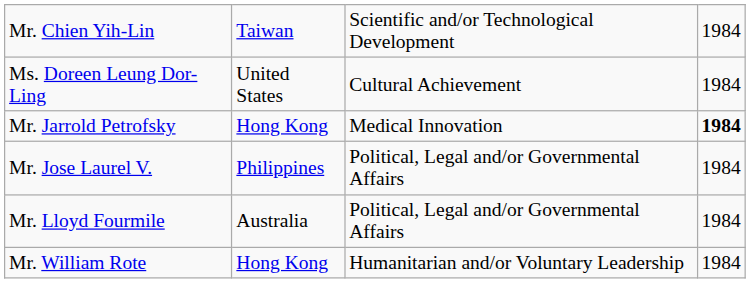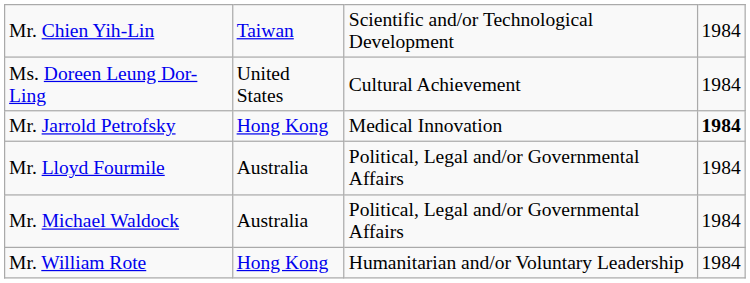- row: (81, 167)
+ row: (94, 220)
